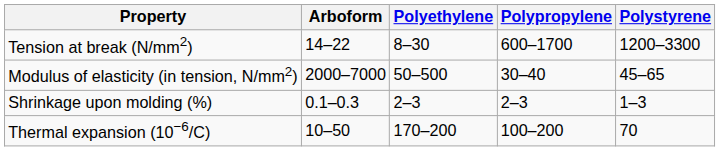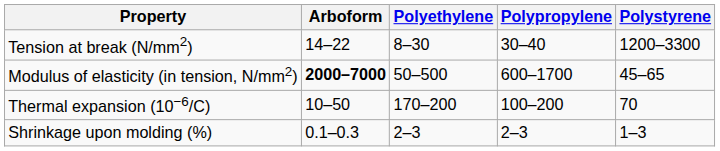(537, 45) 600–1700 -> (523, 45) 30–40
(346, 75) normal -> (346, 75) bold
(523, 75) 30–40 -> (537, 75) 600–1700
rows swapped: (109, 130) <-> (110, 102)
